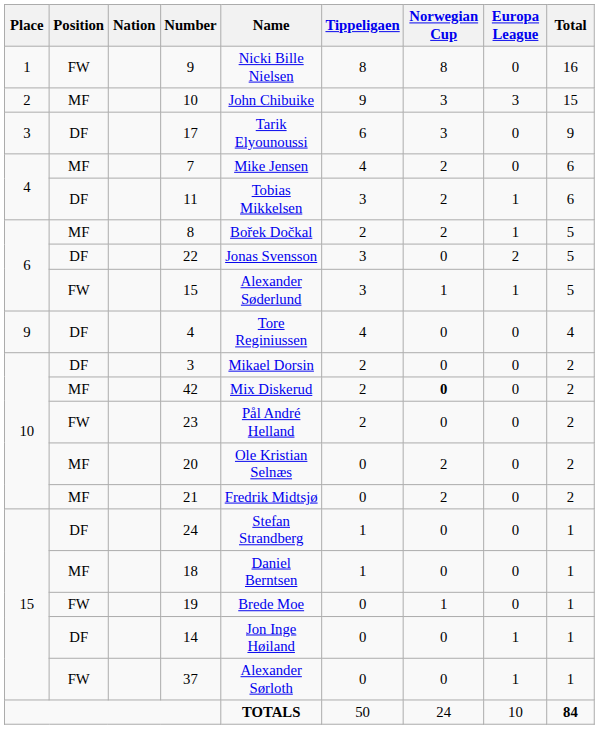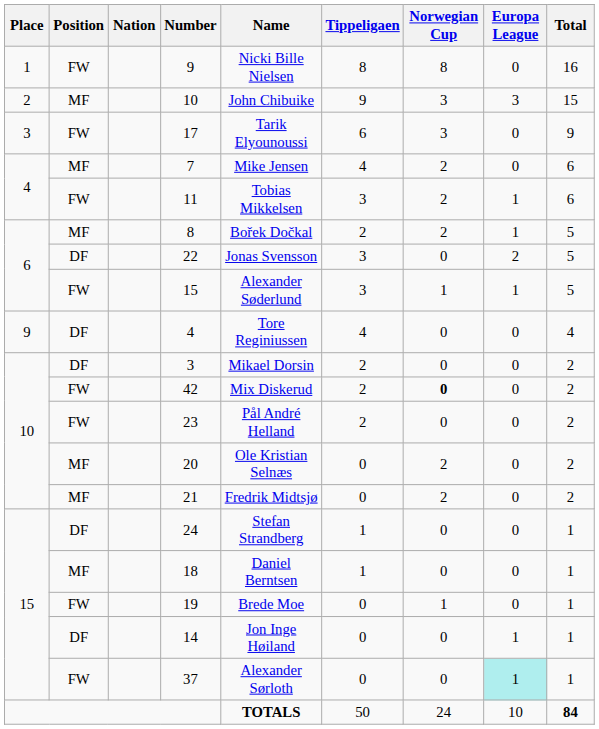(79, 133) DF -> (79, 133) FW
(79, 199) DF -> (79, 199) FW
(79, 389) MF -> (79, 389) FW
(515, 679) no background -> (515, 679) paleturquoise background
